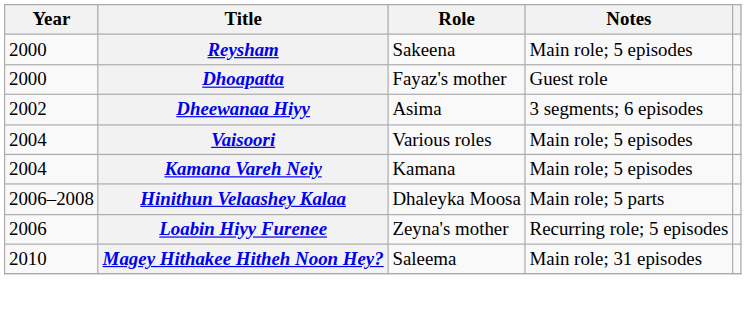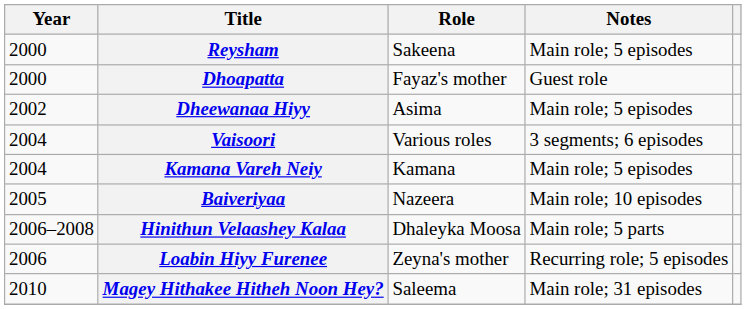(616, 109) 3 segments; 6 episodes -> (611, 109) Main role; 5 episodes
(611, 139) Main role; 5 episodes -> (616, 139) 3 segments; 6 episodes
+ row: (243, 199)
